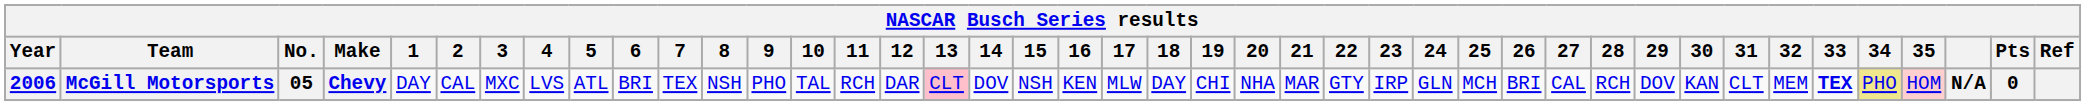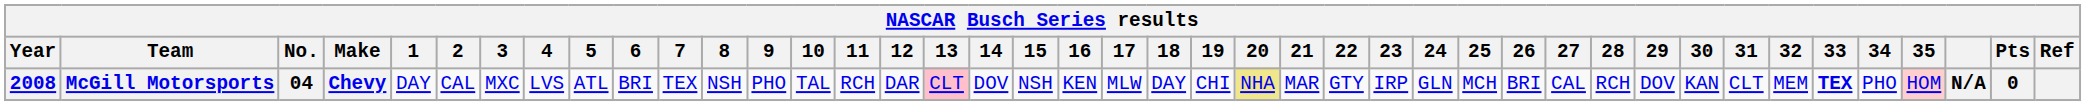(33, 83) 2006 -> (33, 83) 2008
(301, 83) 05 -> (301, 83) 04
(1258, 83) no background -> (1258, 83) khaki background
(1879, 83) khaki background -> (1879, 83) no background
